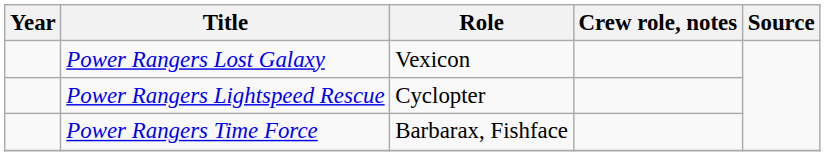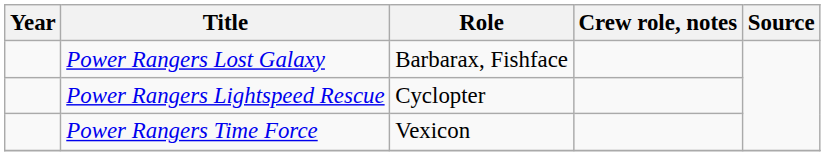(433, 58) Vexicon -> (482, 58) Barbarax, Fishface
(482, 131) Barbarax, Fishface -> (433, 131) Vexicon
